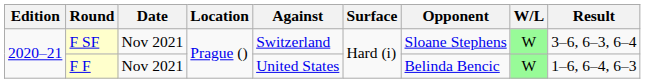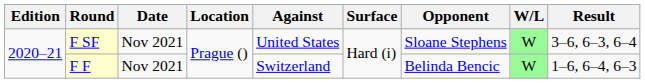(293, 41) Switzerland -> (298, 41) United States
(298, 66) United States -> (293, 66) Switzerland
